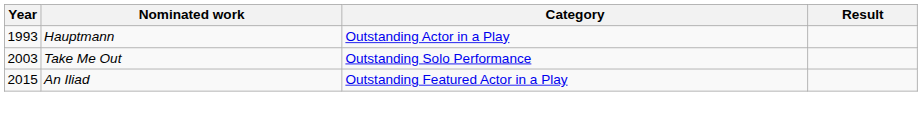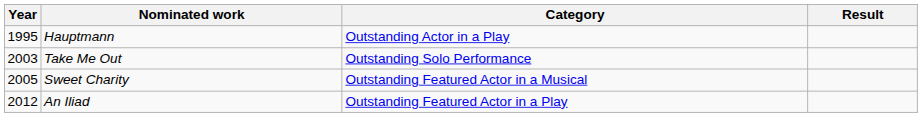(23, 36) 1993 -> (23, 36) 1995
+ row: (86, 79)
(23, 79) 2015 -> (23, 101) 2012
